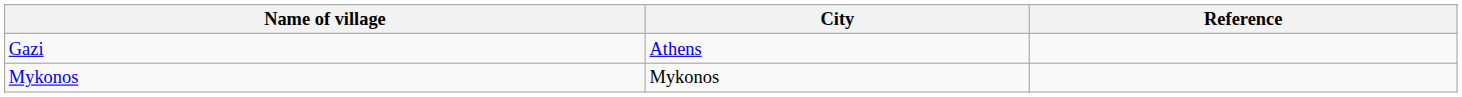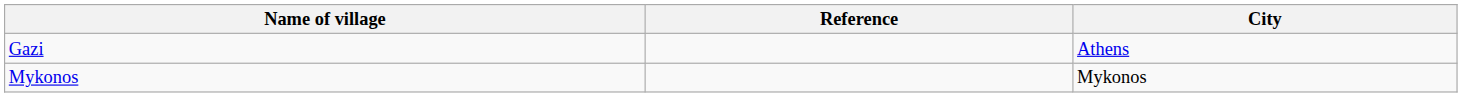columns swapped: (837, 19) <-> (1243, 19)
